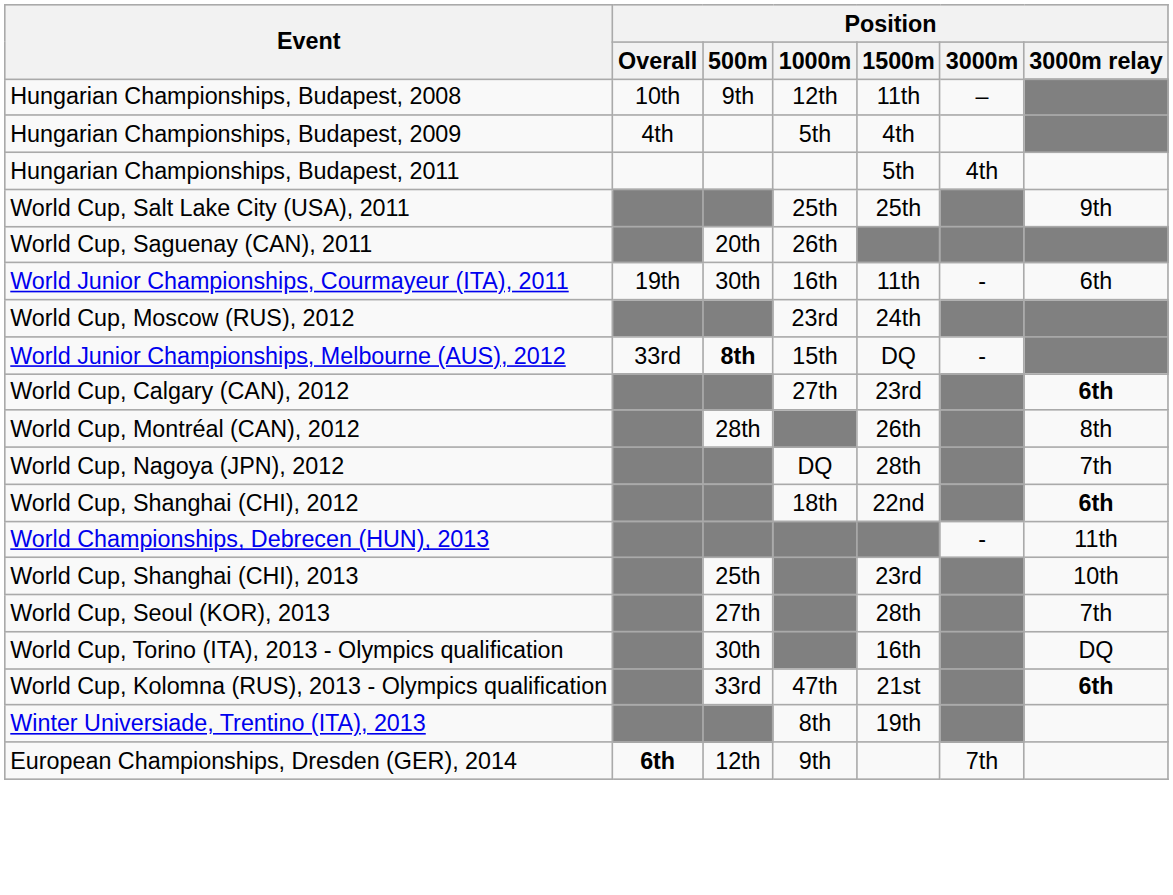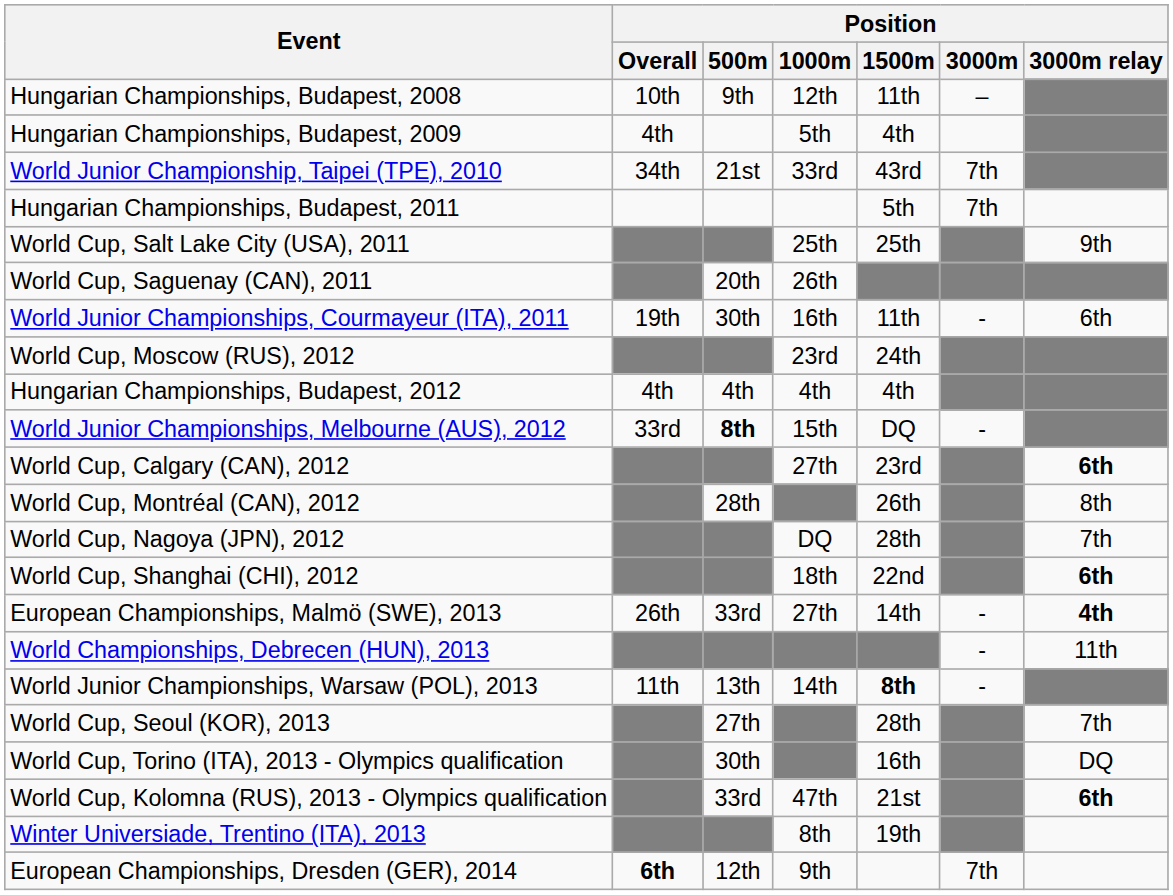+ row: (256, 171)
(982, 171) 4th -> (982, 208) 7th
+ row: (236, 392)
+ row: (256, 613)
+ row: (274, 687)
- row: (184, 576)
